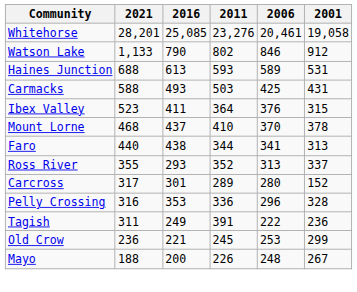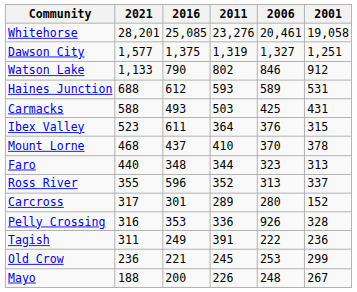+ row: (46, 52)
(176, 70) 613 -> (176, 89) 612
(176, 108) 411 -> (176, 127) 611
(176, 146) 438 -> (176, 165) 348
(270, 146) 341 -> (270, 165) 323
(176, 165) 293 -> (176, 184) 596
(270, 202) 296 -> (270, 221) 926
